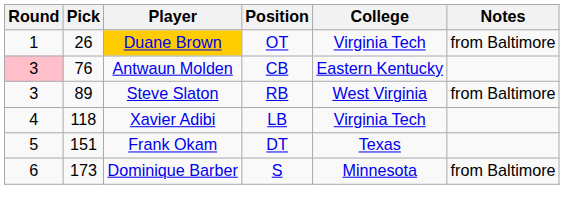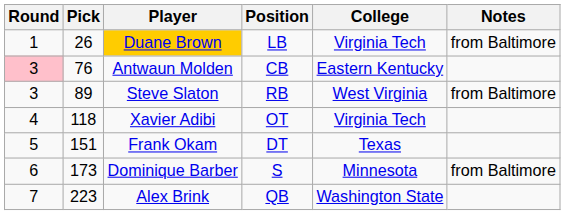(277, 42) OT -> (277, 42) LB
(277, 119) LB -> (277, 119) OT
+ row: (173, 196)
